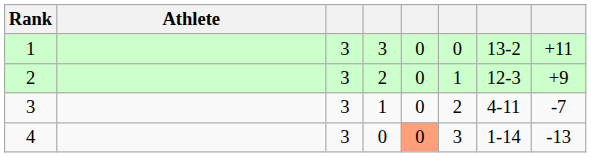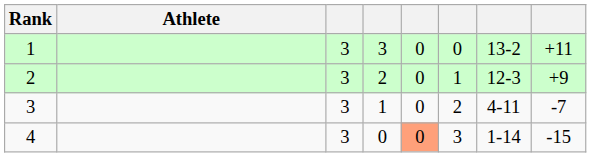(559, 136) -13 -> (559, 136) -15
